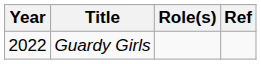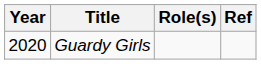(28, 45) 2022 -> (28, 45) 2020
